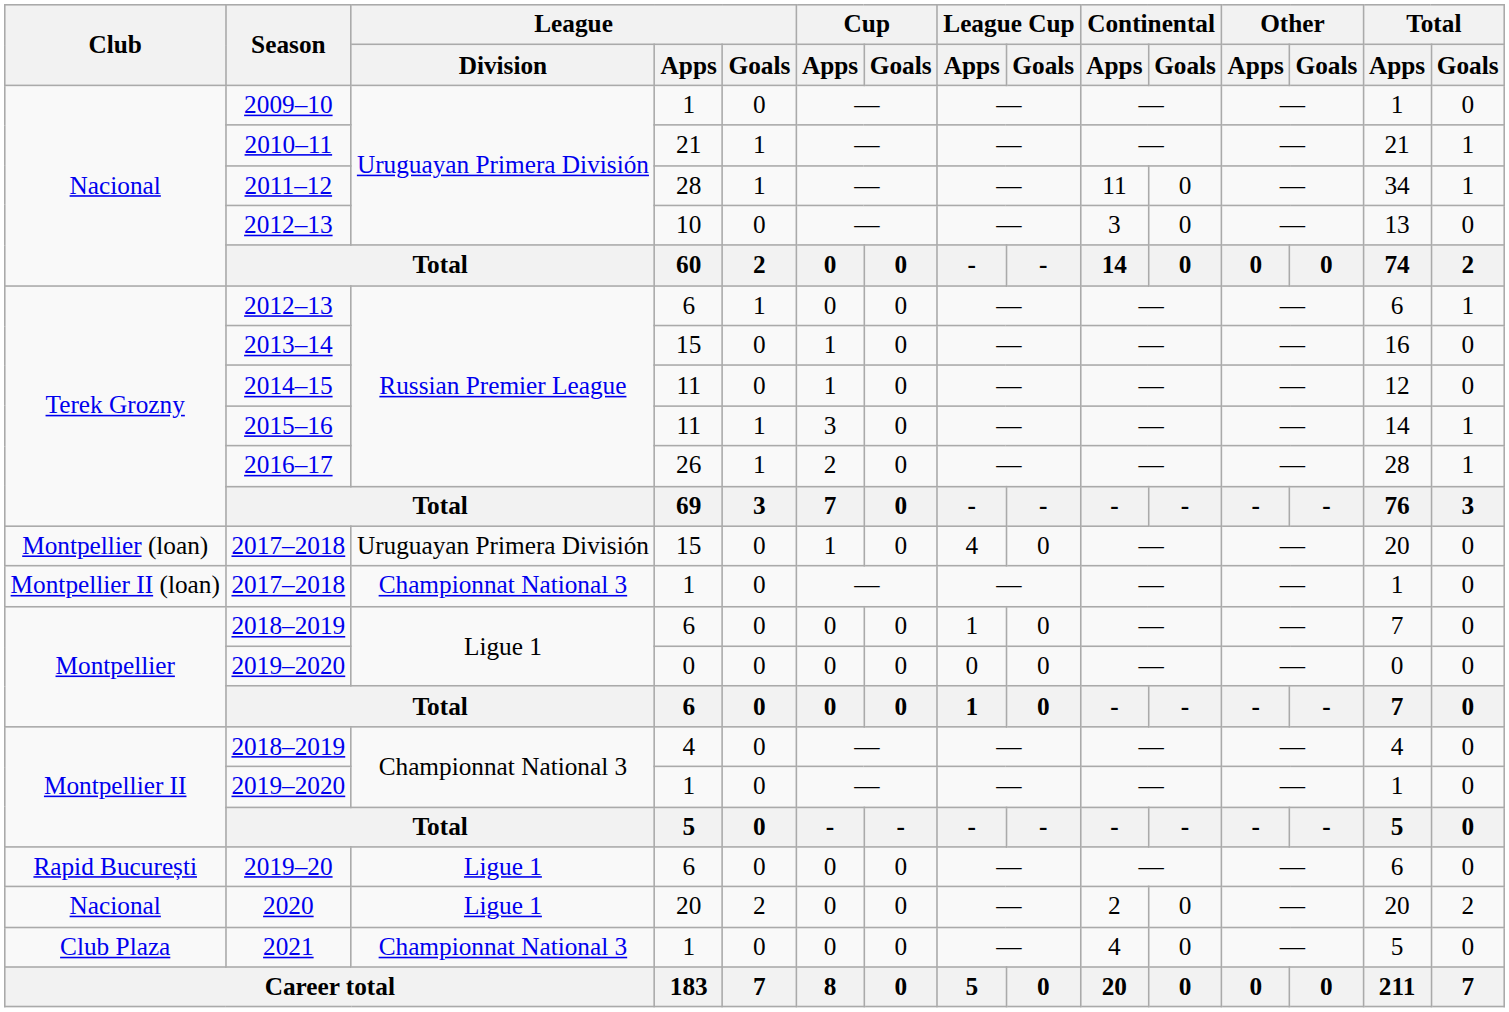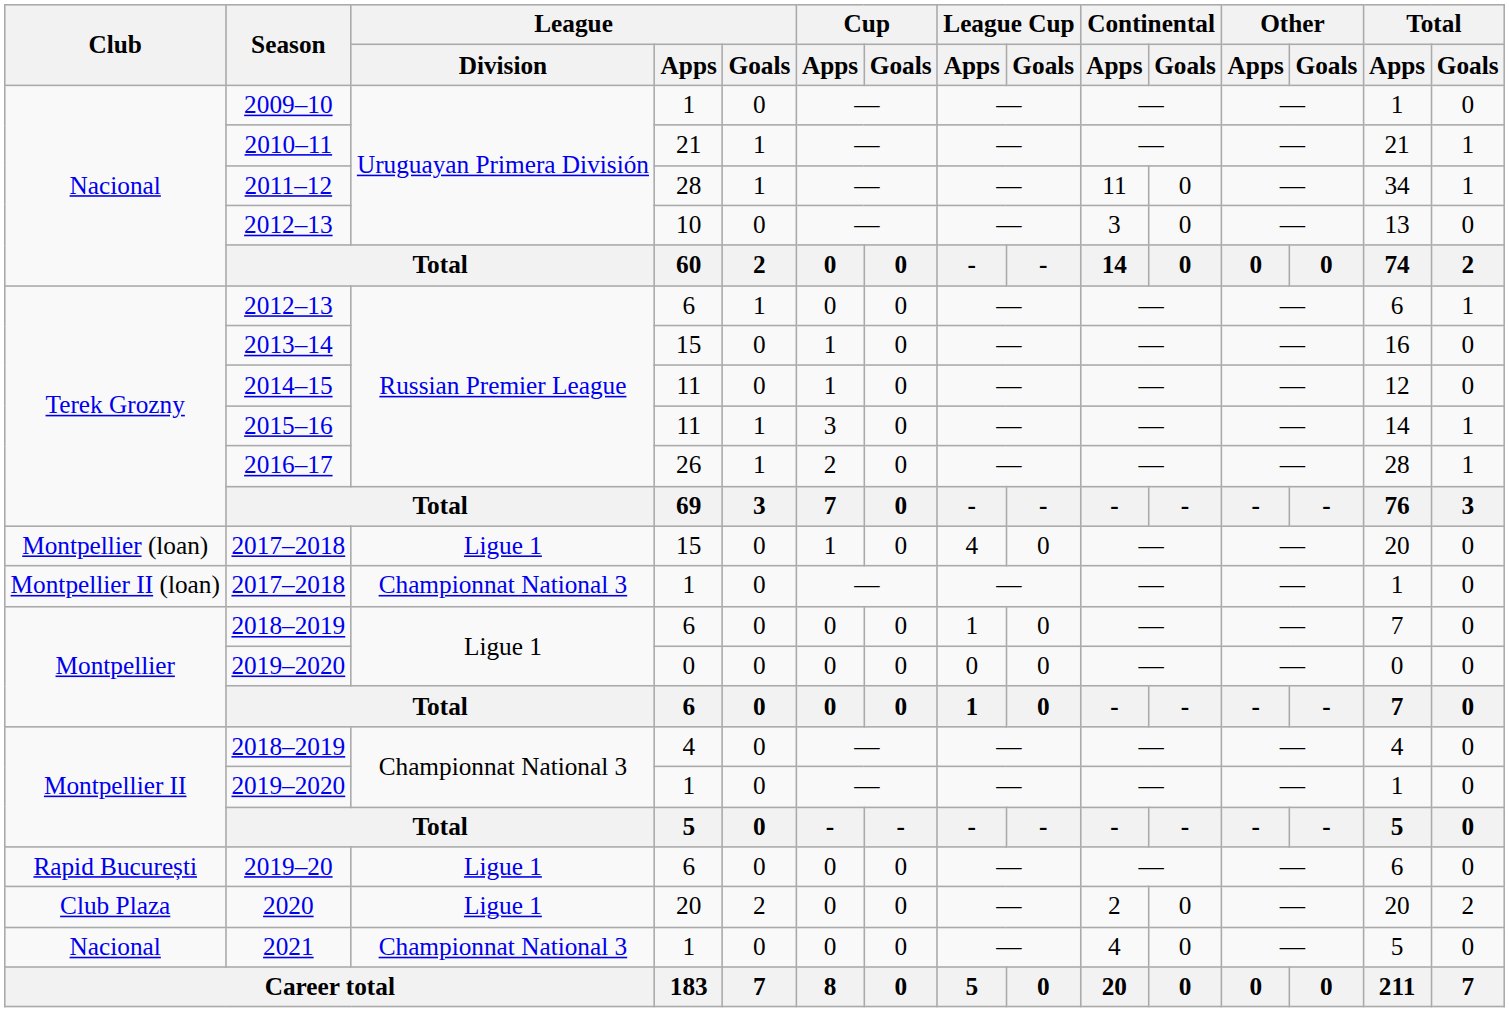(503, 545) Uruguayan Primera División -> (503, 545) Ligue 1
(115, 906) Nacional -> (115, 906) Club Plaza
(115, 946) Club Plaza -> (115, 946) Nacional
